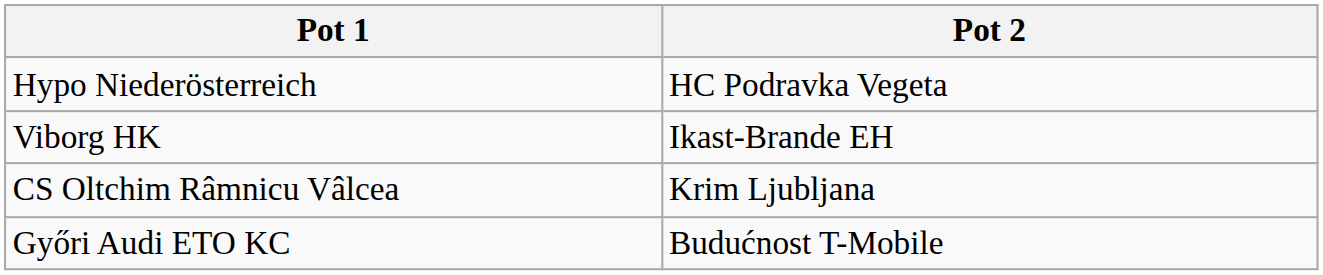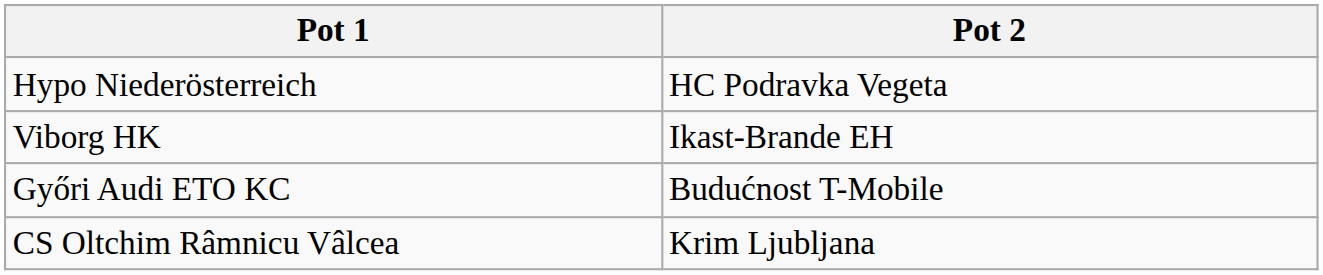rows swapped: (152, 242) <-> (206, 189)
